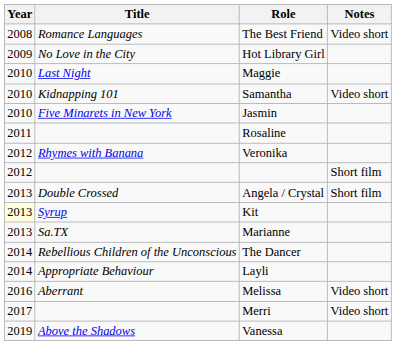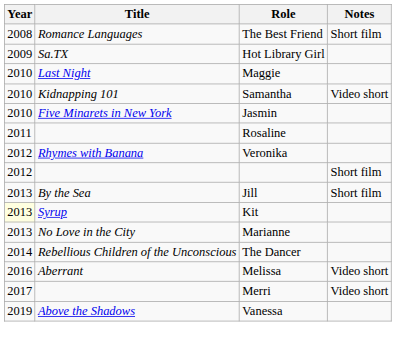(359, 34) Video short -> (356, 34) Short film
(87, 53) No Love in the City -> (53, 53) Sa.TX
+ row: (250, 192)
- row: (283, 192)
(53, 232) Sa.TX -> (87, 232) No Love in the City
- row: (255, 271)
